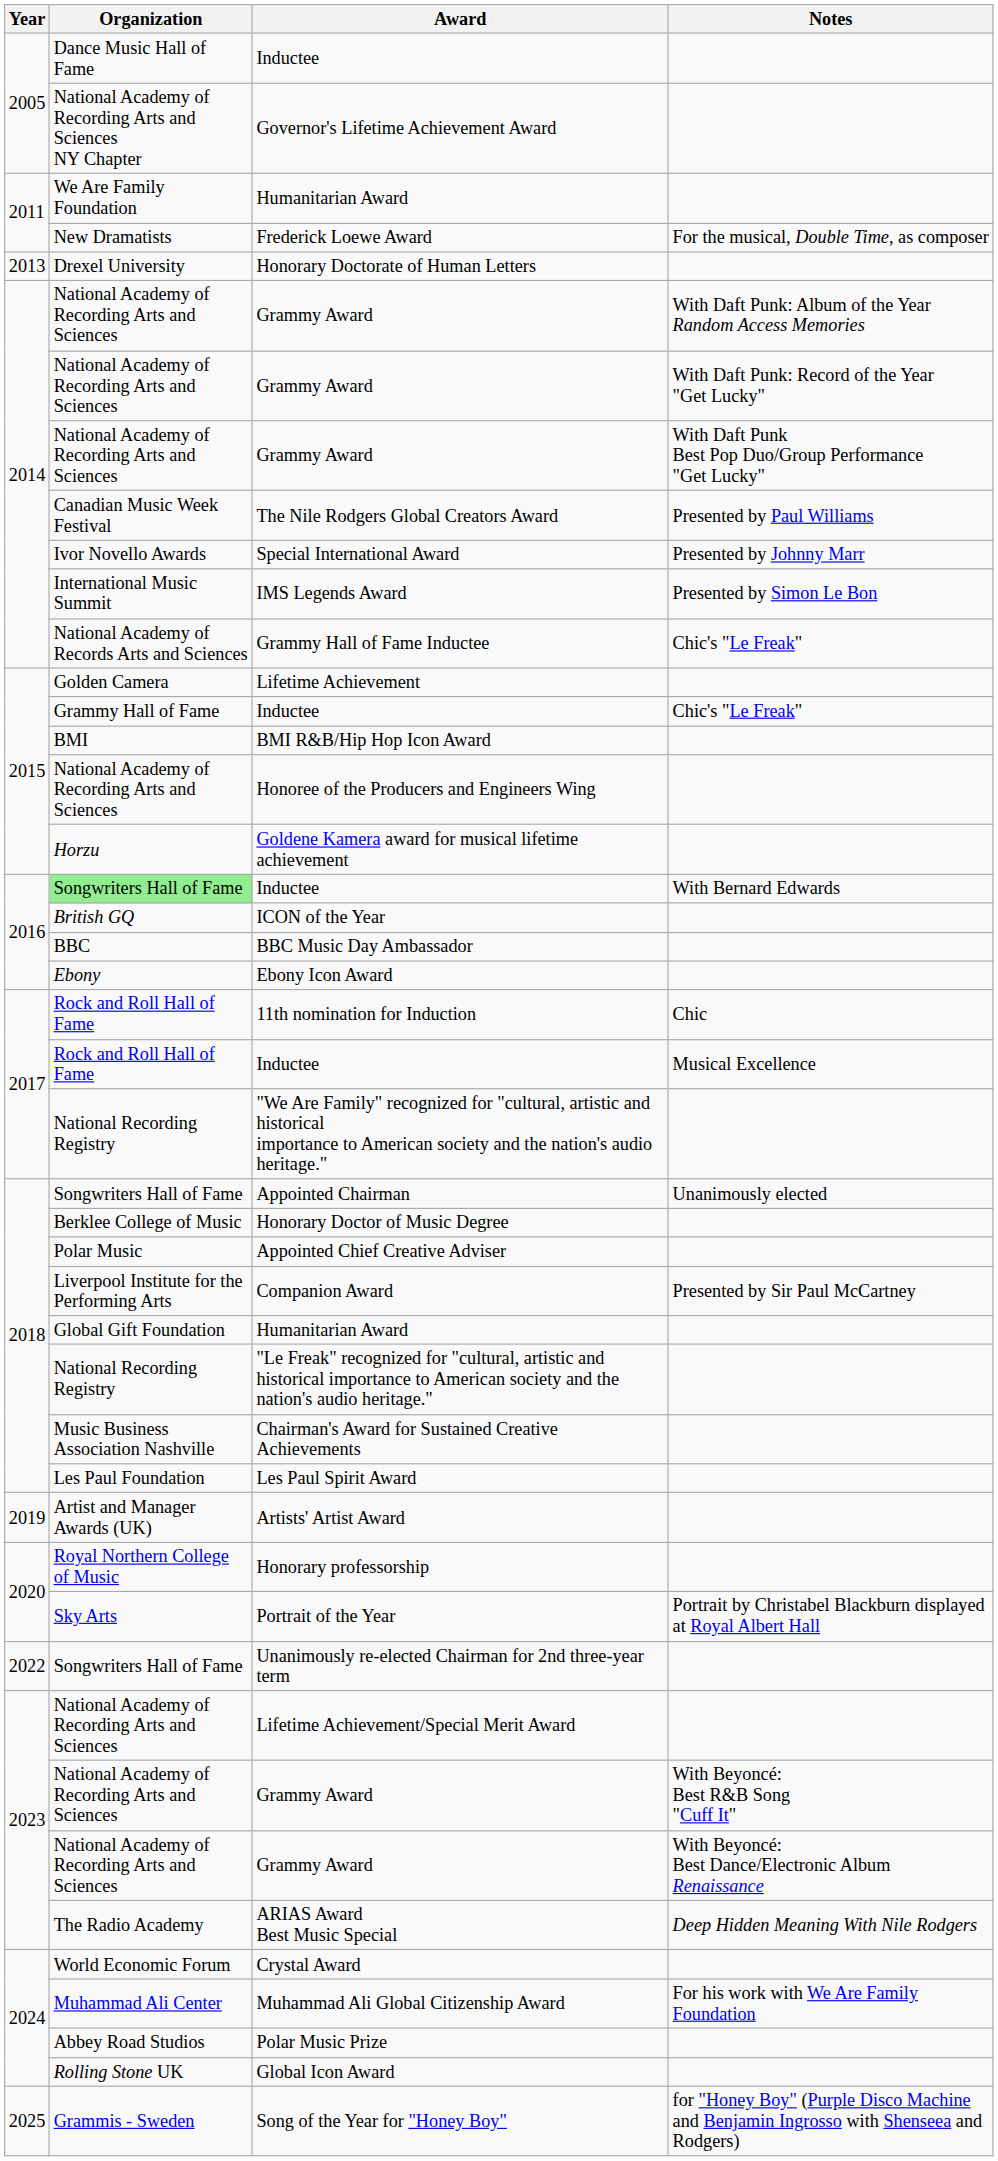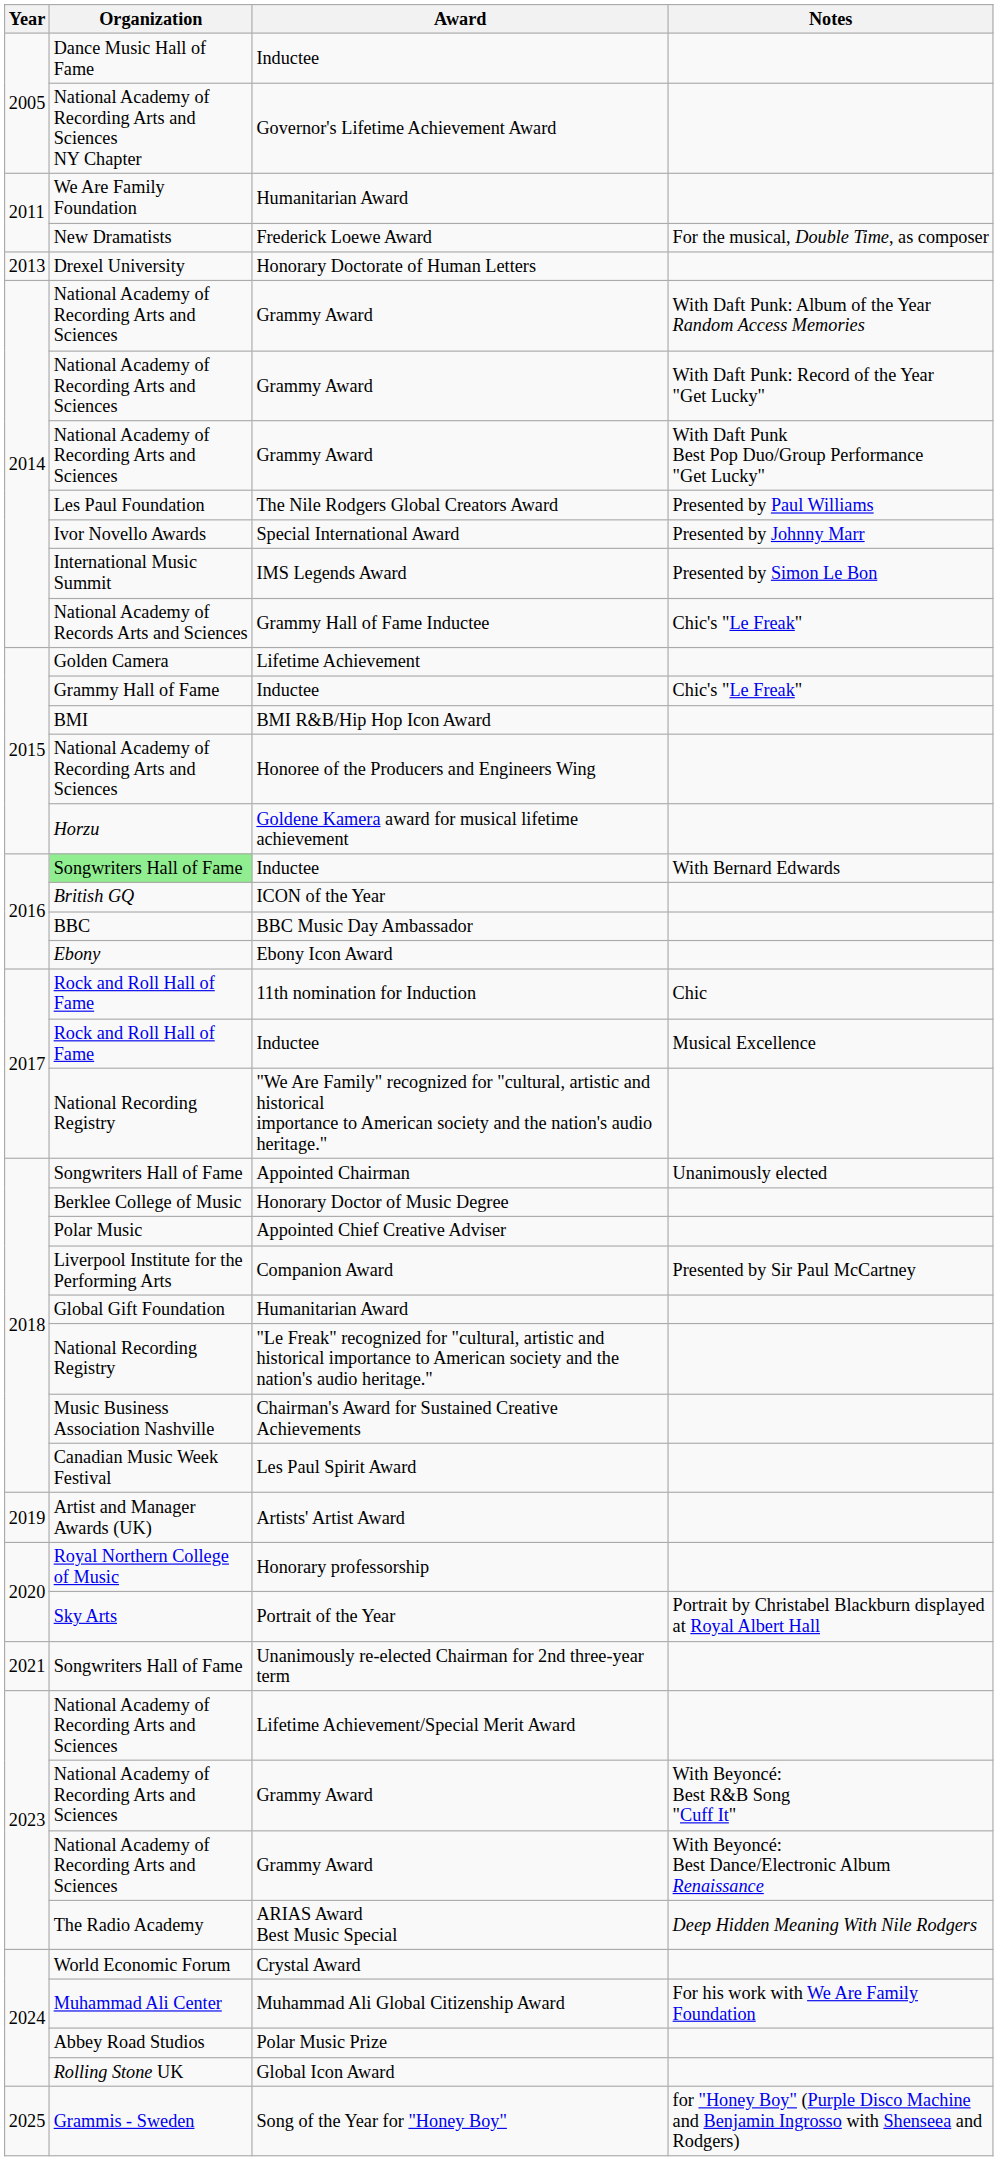(136, 515) Canadian Music Week Festival -> (129, 505) Les Paul Foundation
(129, 1478) Les Paul Foundation -> (136, 1467) Canadian Music Week Festival
(27, 1665) 2022 -> (27, 1665) 2021
